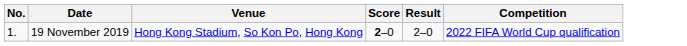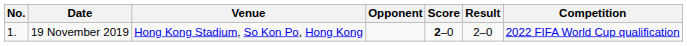+ column: (395, 13)
